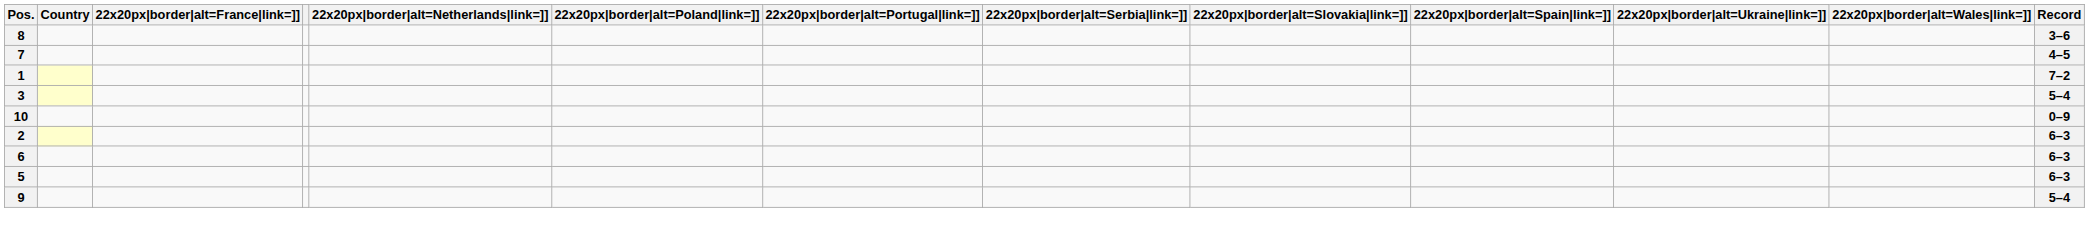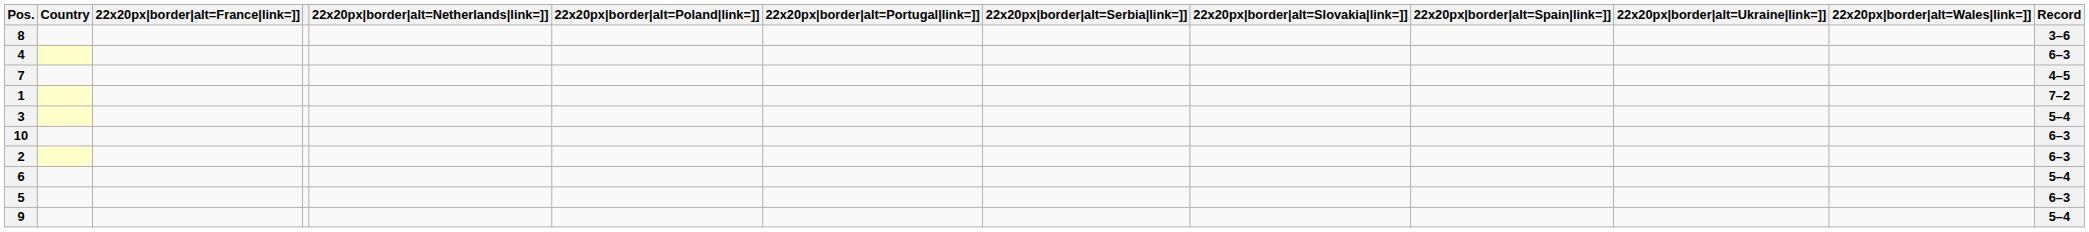+ row: (21, 55)
(2059, 116) 0–9 -> (2059, 136) 6–3
(2059, 157) 6–3 -> (2059, 177) 5–4
